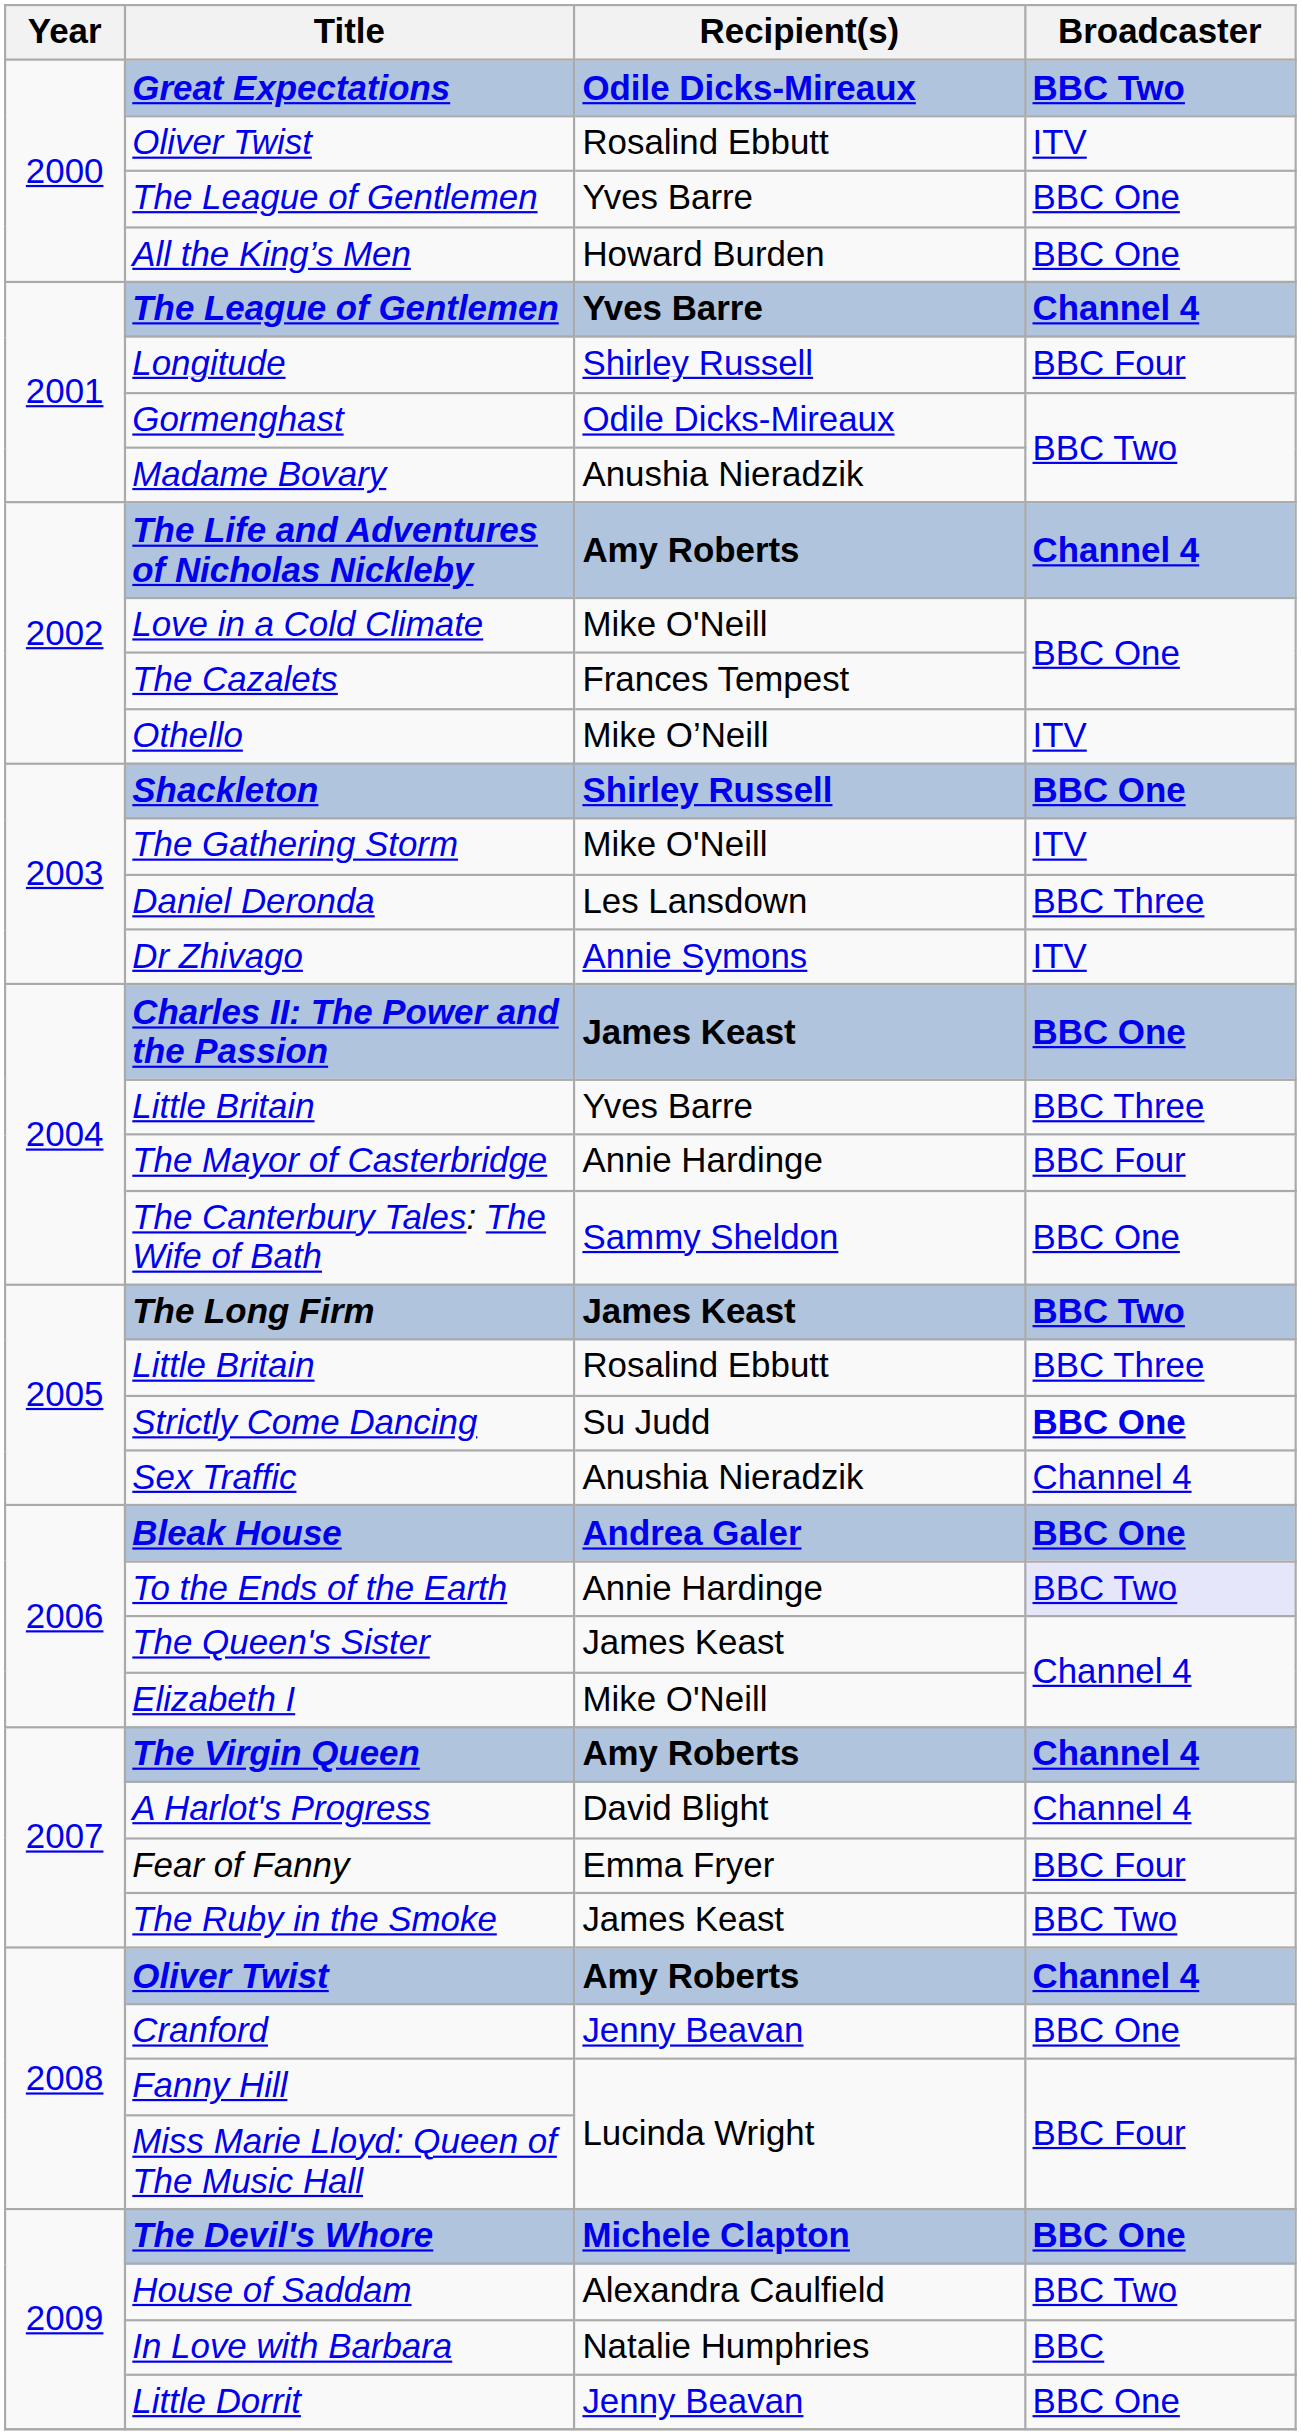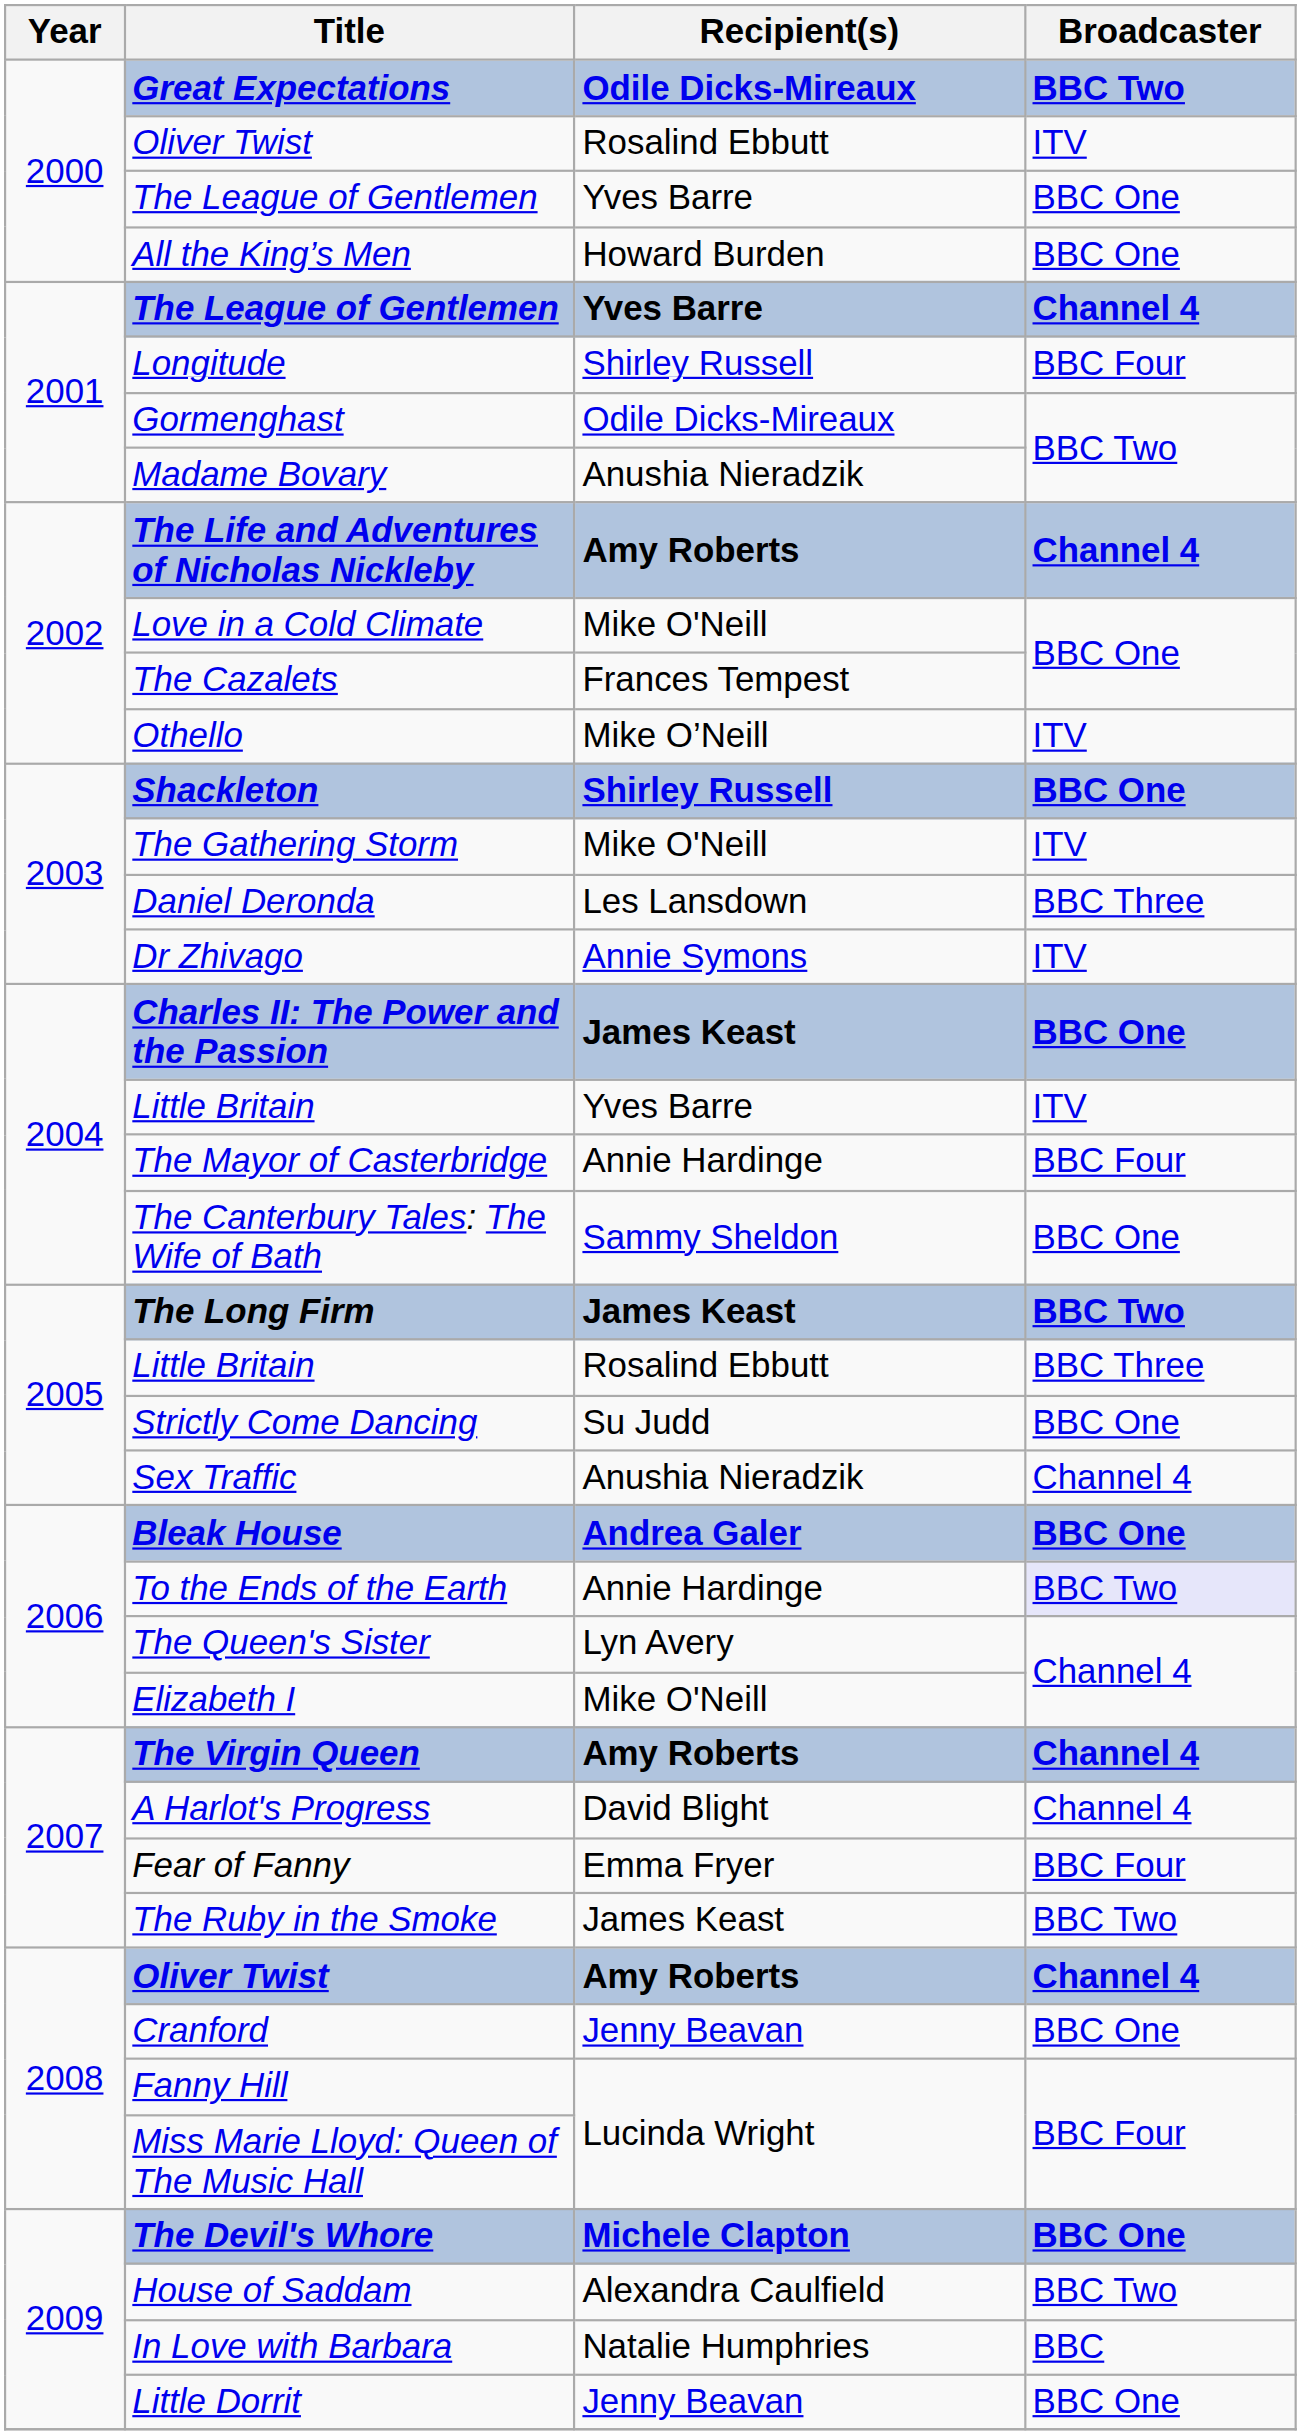(1118, 1106) BBC Three -> (1060, 1106) ITV
(1109, 1422) bold -> (1106, 1422) normal
(683, 1643) James Keast -> (658, 1643) Lyn Avery
